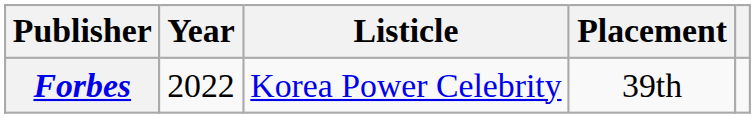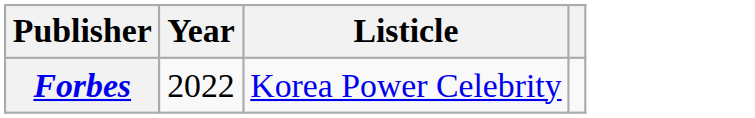- column: (652, 31)
